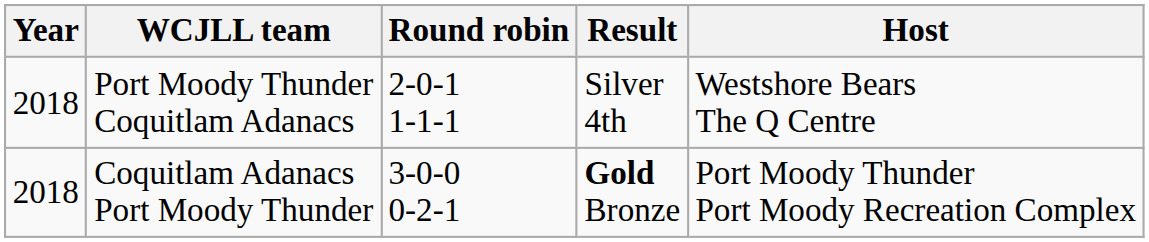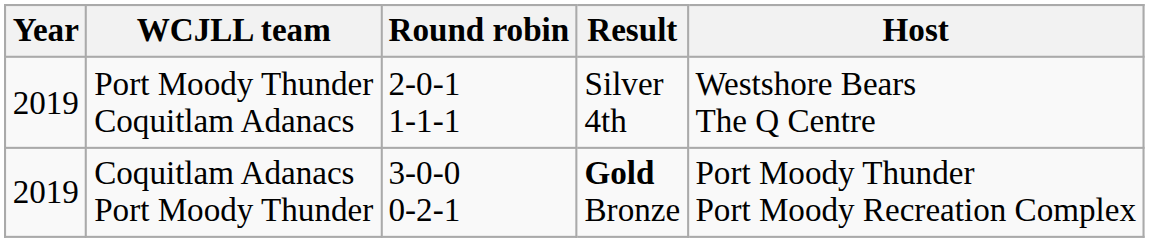(46, 101) 2018 -> (46, 101) 2019
(46, 191) 2018 -> (46, 191) 2019
